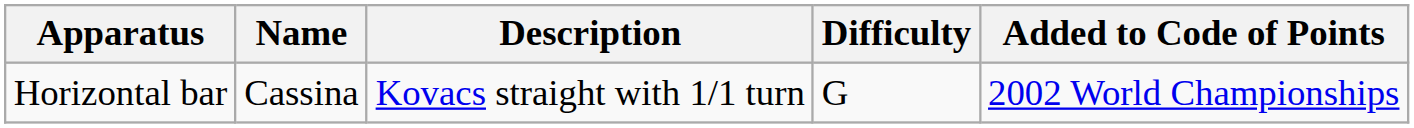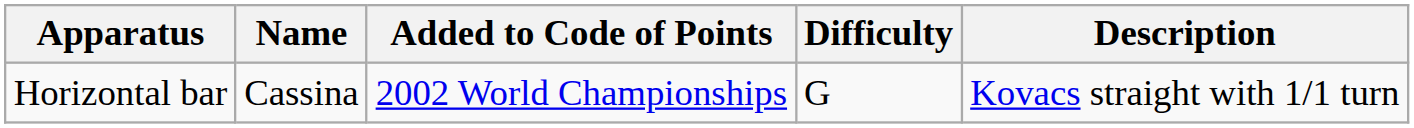columns swapped: (590, 33) <-> (1194, 33)
